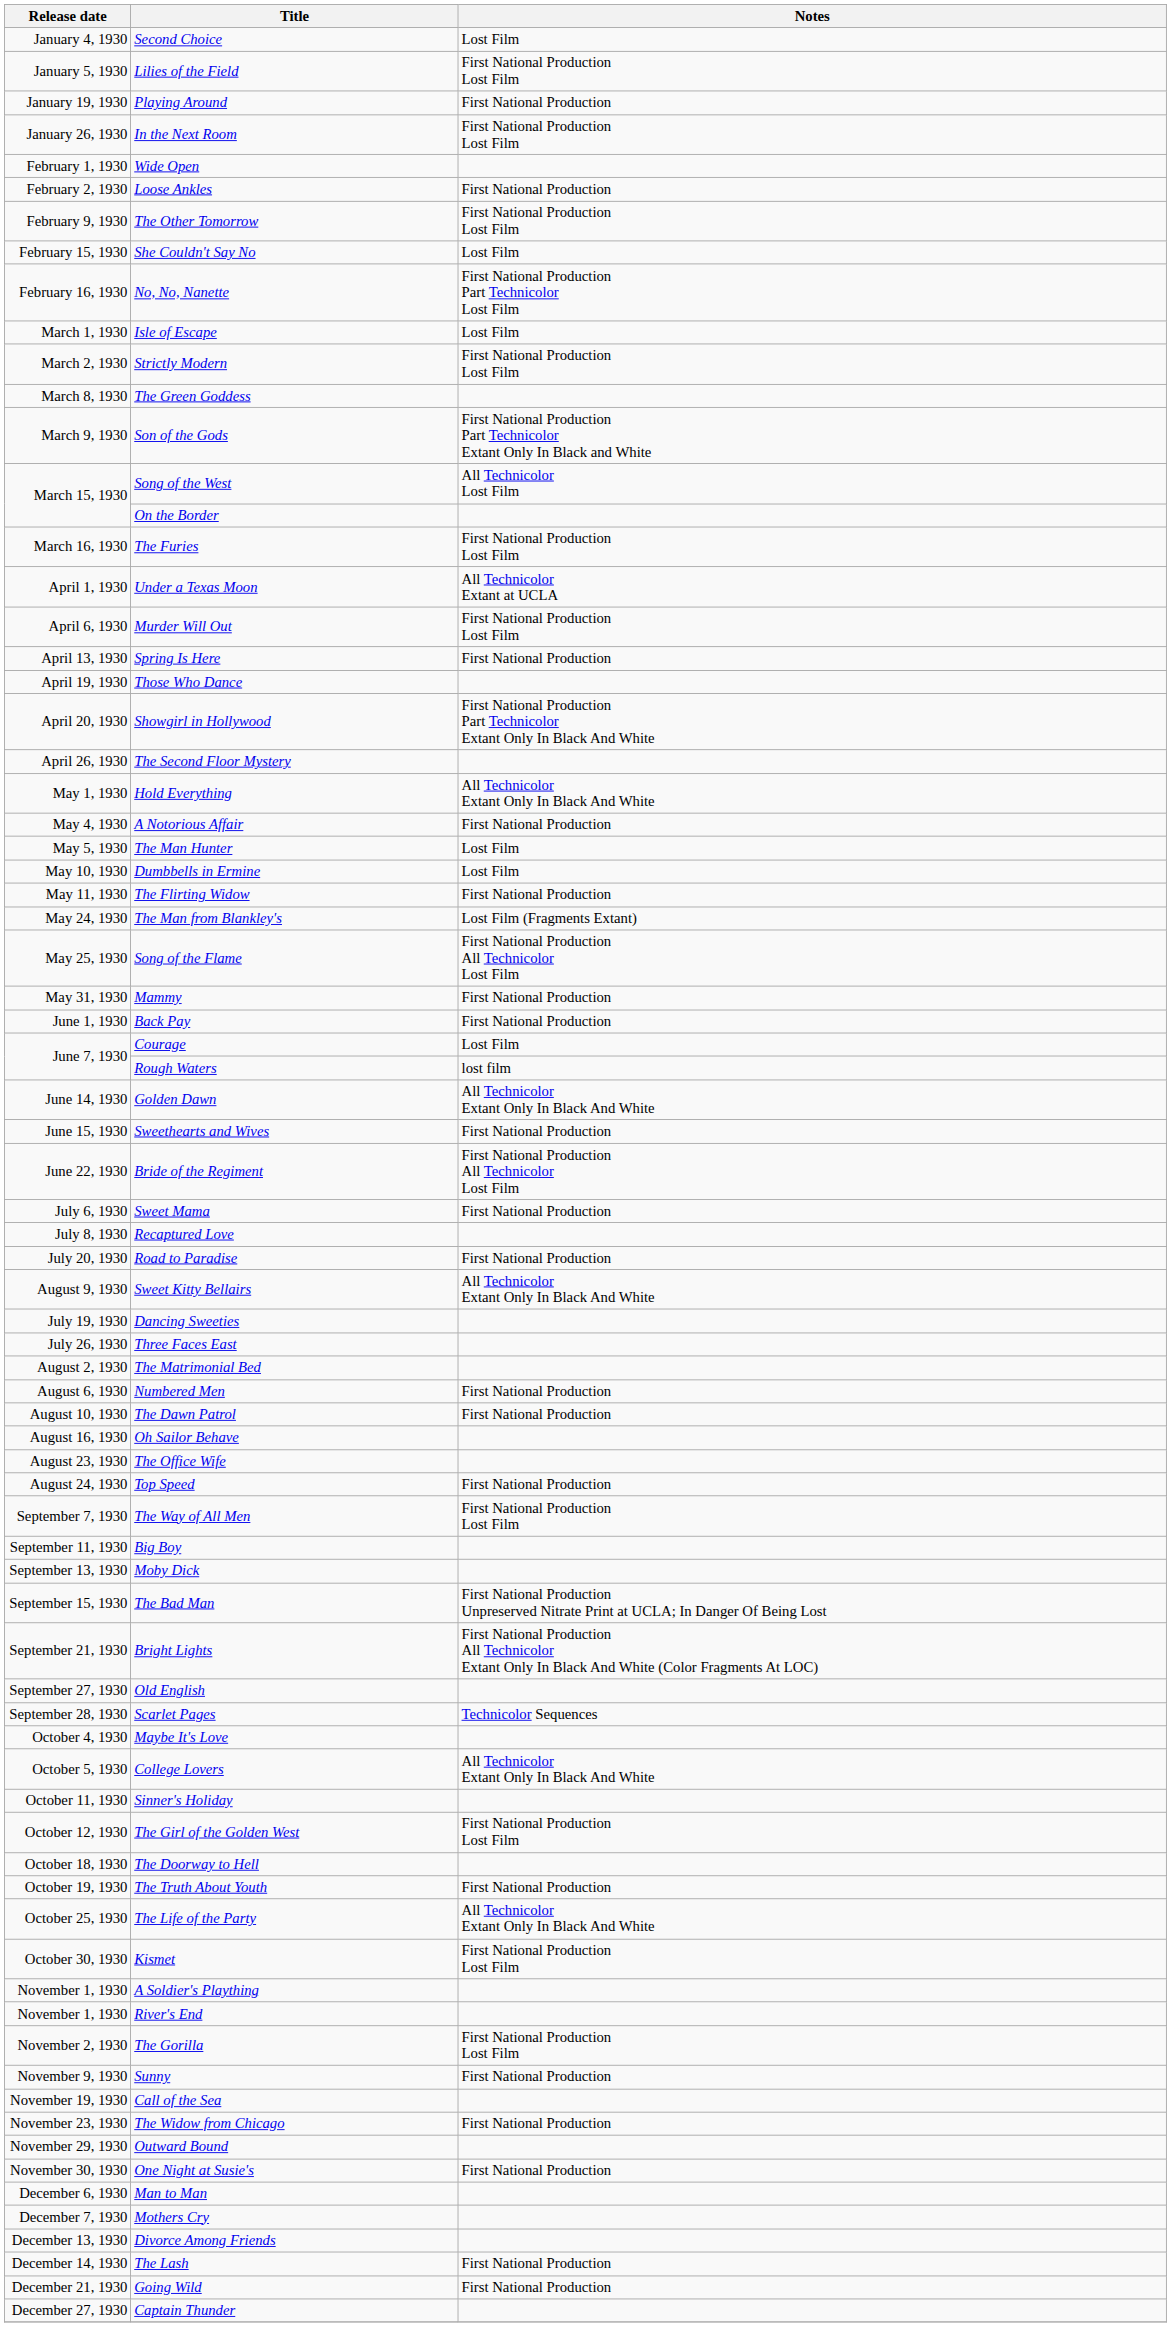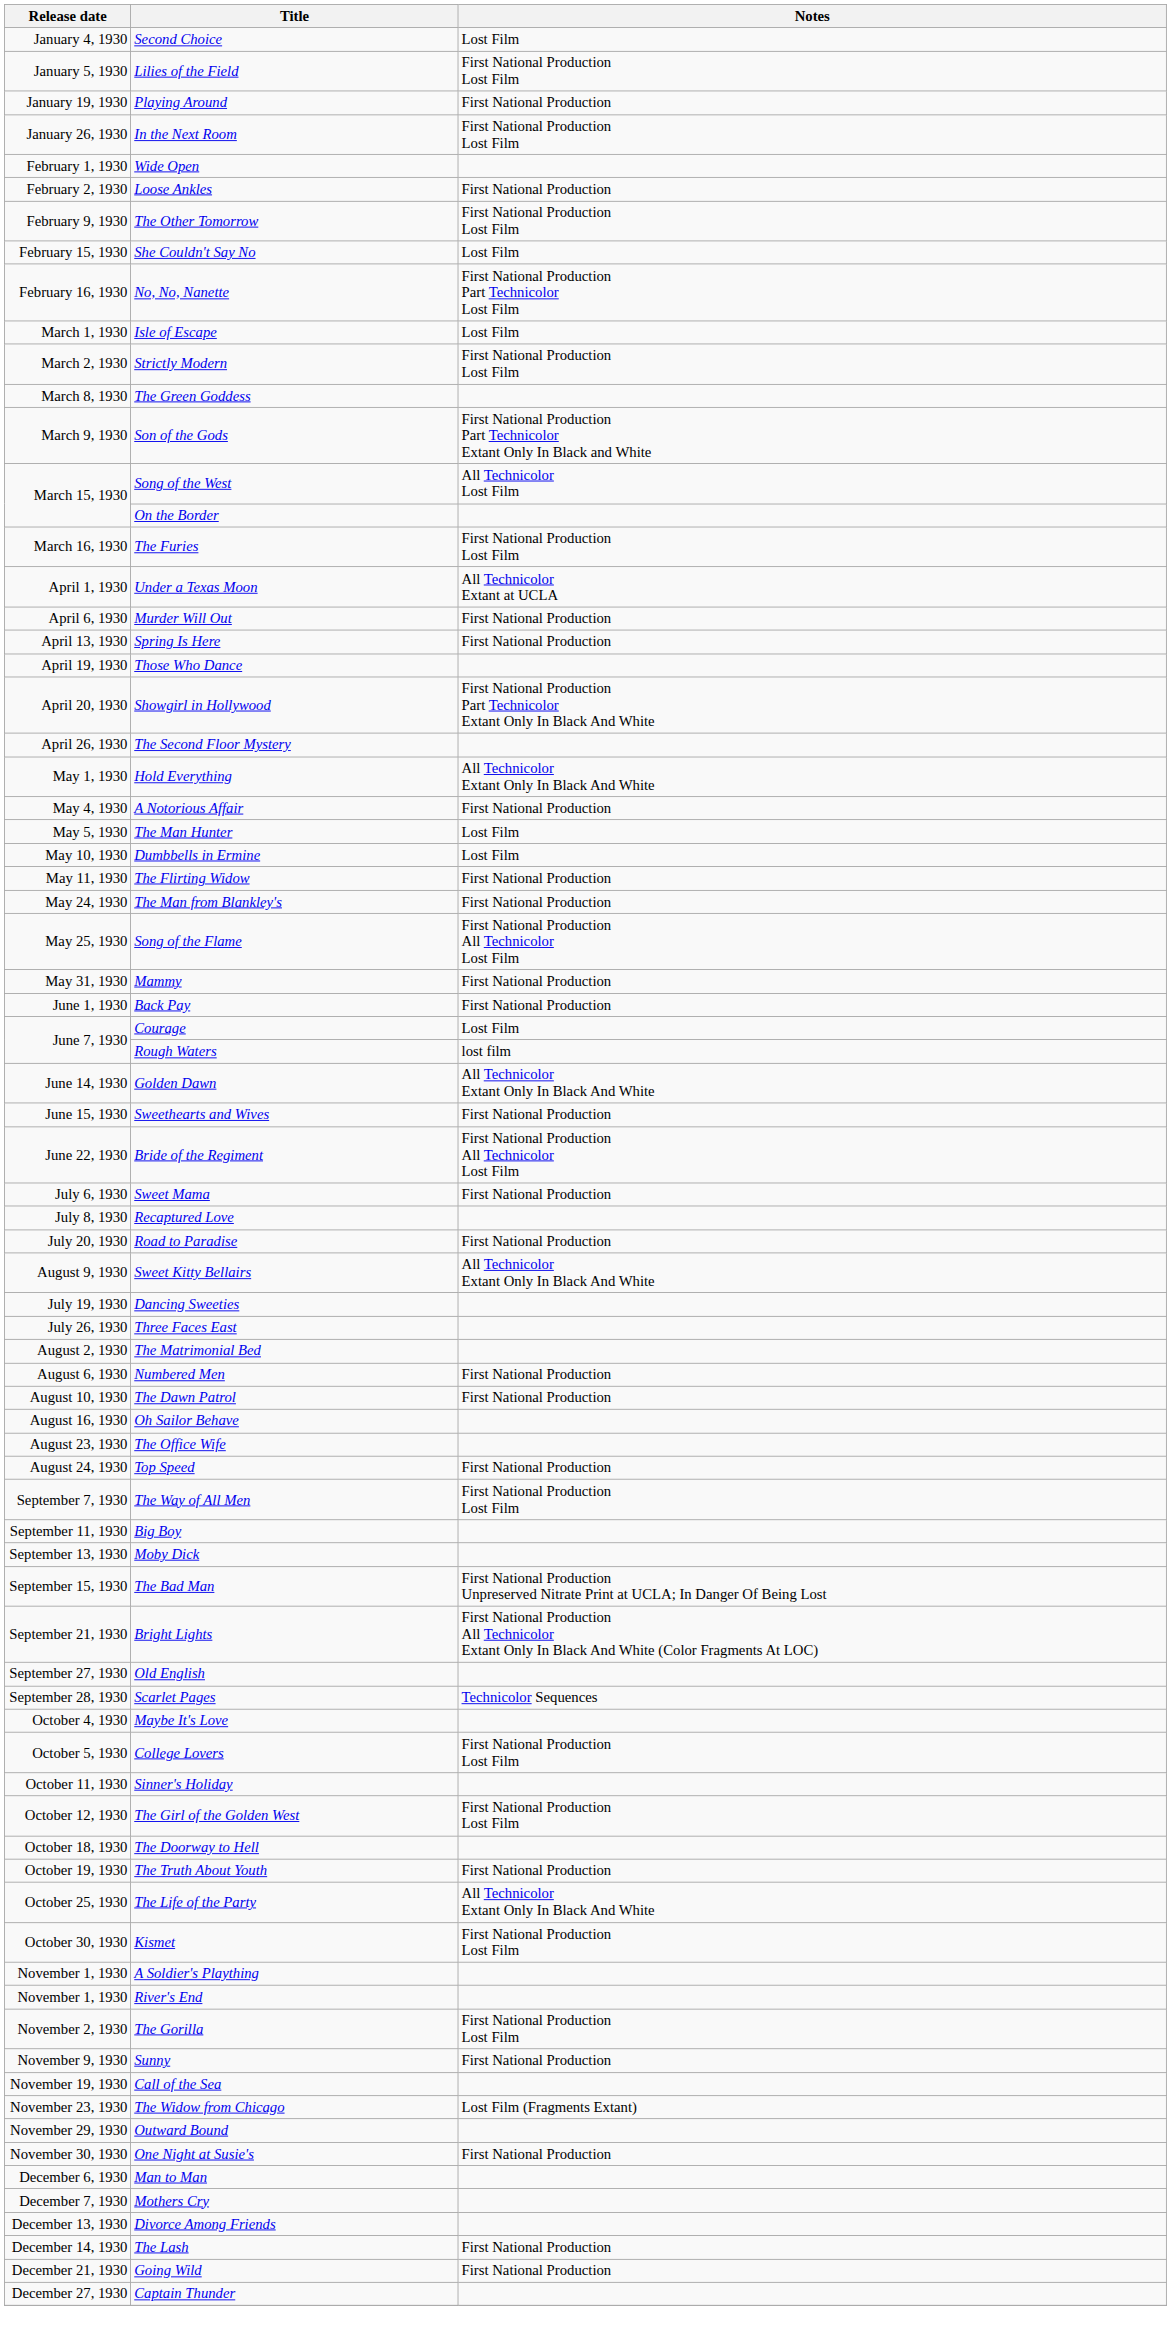(536, 626) First National Production Lost Film -> (536, 618) First National Production
(549, 918) Lost Film (Fragments Extant) -> (536, 901) First National Production
(558, 1769) All Technicolor Extant Only In Black And White -> (536, 1752) First National Production Lost Film
(536, 2123) First National Production -> (549, 2107) Lost Film (Fragments Extant)
